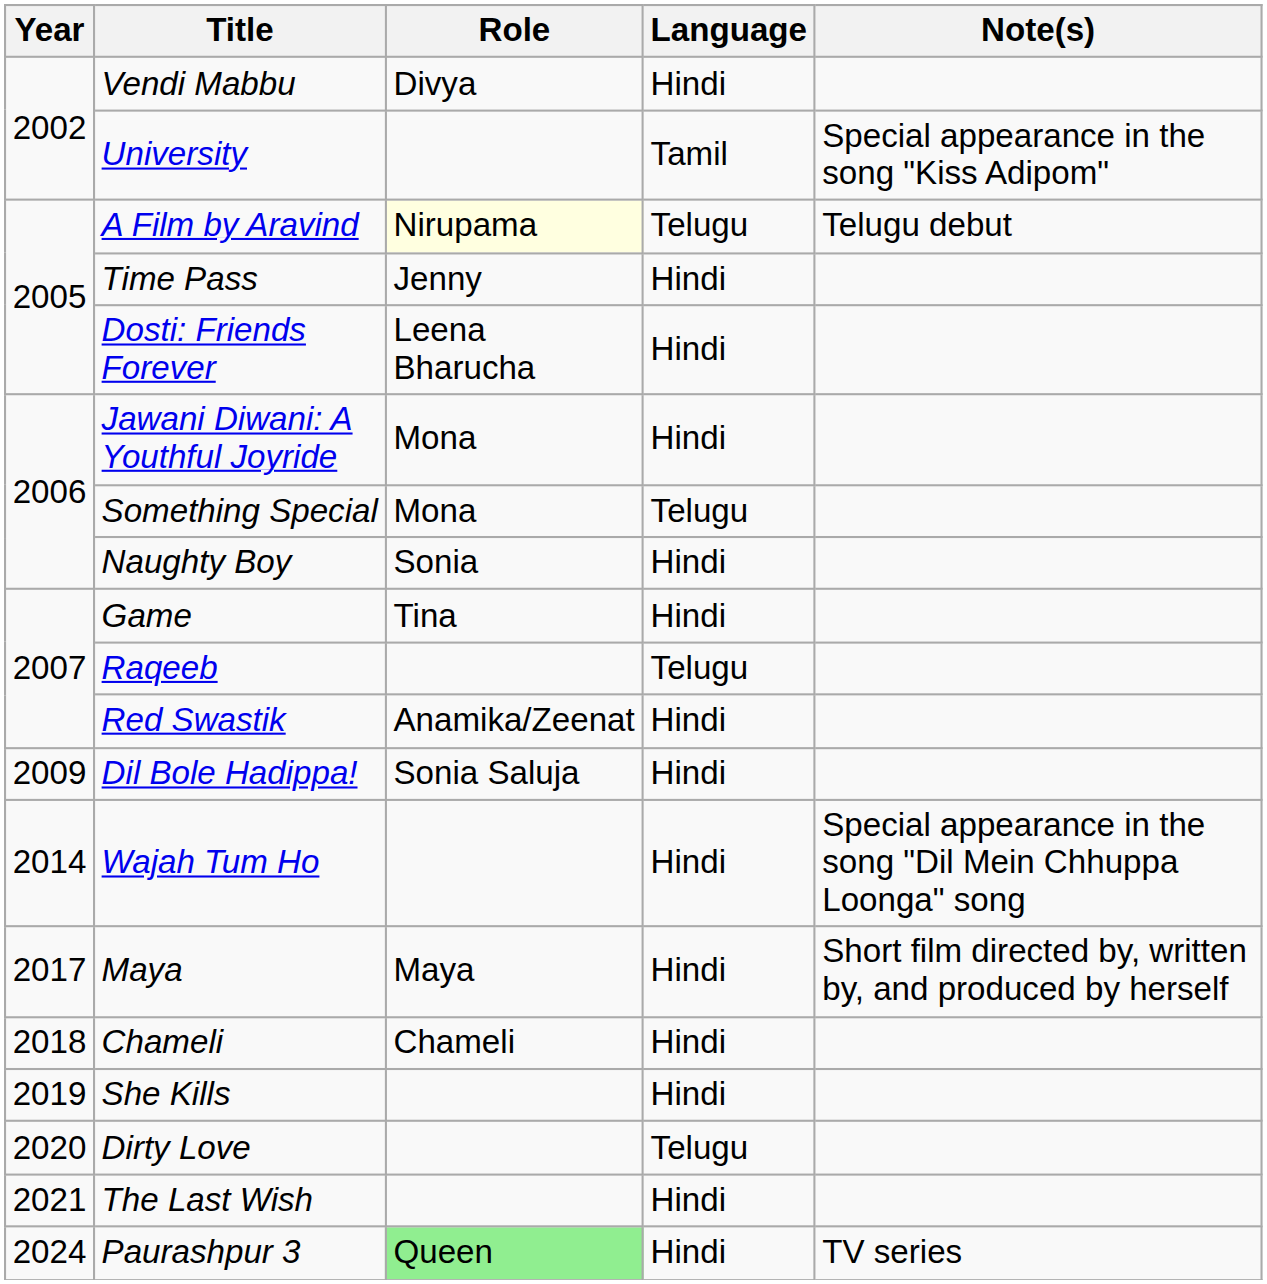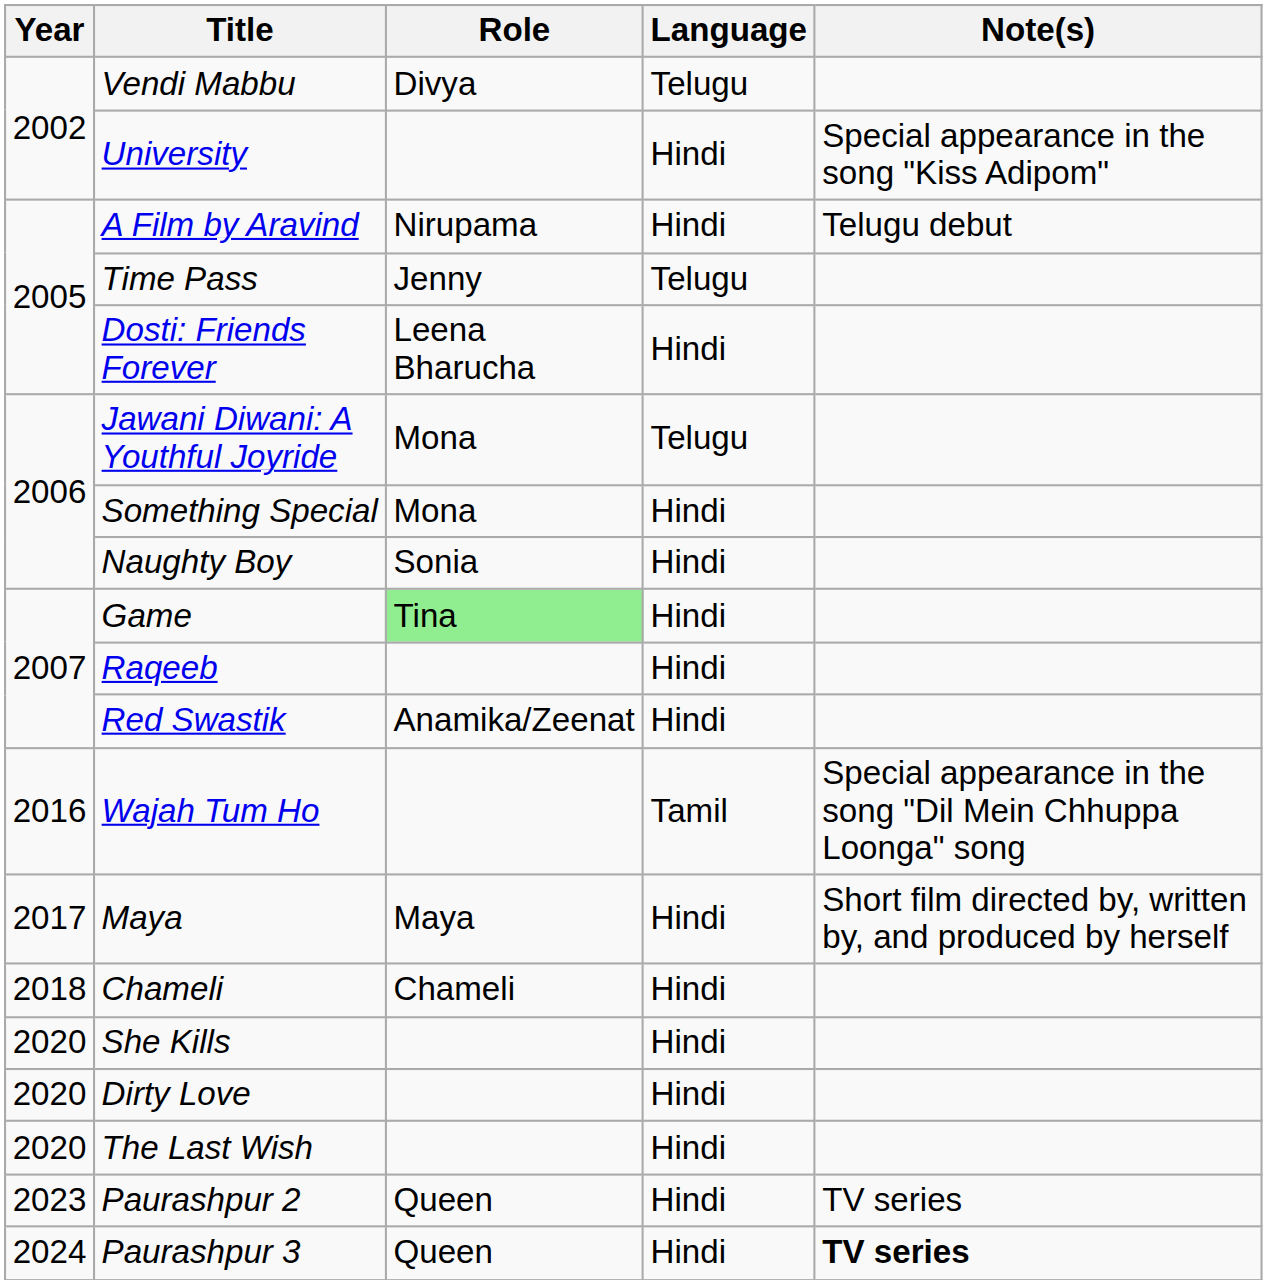(688, 83) Hindi -> (699, 83) Telugu
(689, 154) Tamil -> (688, 154) Hindi
(465, 225) lightyellow background -> (465, 225) no background
(699, 225) Telugu -> (688, 225) Hindi
(688, 278) Hindi -> (699, 278) Telugu
(688, 439) Hindi -> (699, 439) Telugu
(699, 510) Telugu -> (688, 510) Hindi
(425, 615) no background -> (425, 615) lightgreen background
(699, 667) Telugu -> (688, 667) Hindi
- row: (230, 772)
(50, 862) 2014 -> (50, 810) 2016
(688, 862) Hindi -> (689, 810) Tamil
(50, 1094) 2019 -> (50, 1042) 2020
(699, 1147) Telugu -> (688, 1094) Hindi
(50, 1199) 2021 -> (50, 1147) 2020
+ row: (201, 1199)
(443, 1252) lightgreen background -> (443, 1252) no background
(892, 1252) normal -> (896, 1252) bold
